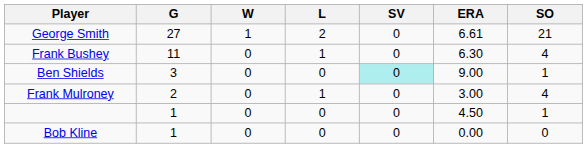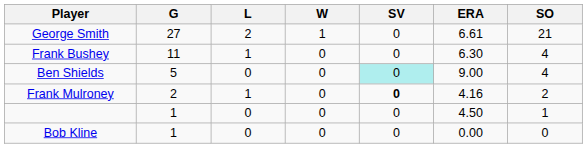columns swapped: (248, 14) <-> (322, 14)
(174, 73) 3 -> (174, 73) 5
(545, 73) 1 -> (545, 73) 4
(396, 93) normal -> (396, 93) bold
(471, 93) 3.00 -> (471, 93) 4.16
(545, 93) 4 -> (545, 93) 2
